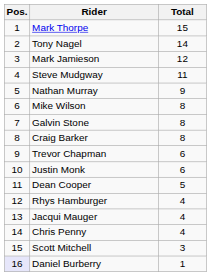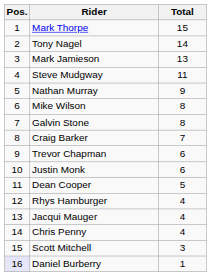(182, 59) 12 -> (182, 59) 13
(182, 138) 8 -> (182, 138) 7
